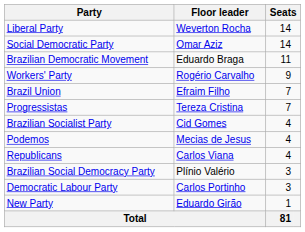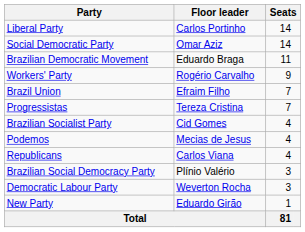(214, 28) Weverton Rocha -> (211, 28) Carlos Portinho
(211, 187) Carlos Portinho -> (214, 187) Weverton Rocha
